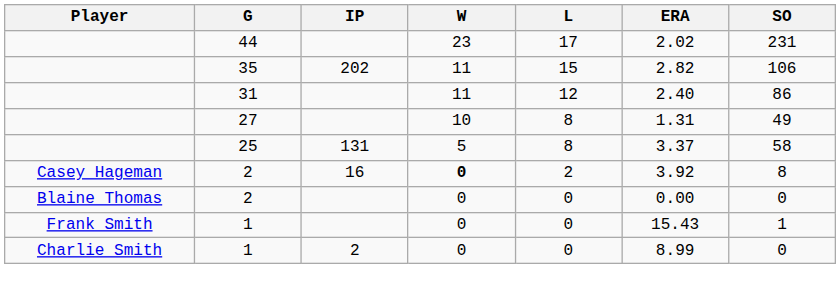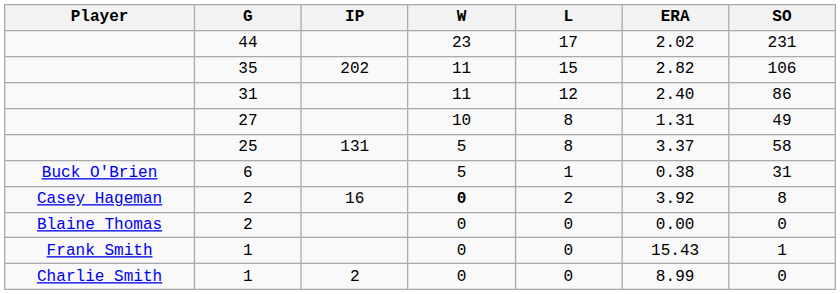+ row: (100, 173)
